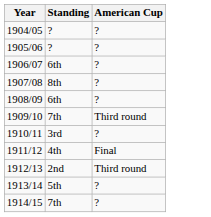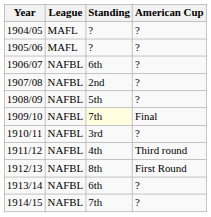+ column: (65, 13)
(54, 82) 8th -> (96, 82) 2nd
(54, 99) 6th -> (95, 99) 5th
(54, 116) no background -> (95, 116) lightyellow background
(120, 116) Third round -> (146, 116) Final
(105, 151) Final -> (161, 151) Third round
(56, 168) 2nd -> (95, 168) 8th
(120, 168) Third round -> (161, 168) First Round
(54, 185) 5th -> (95, 185) 6th
